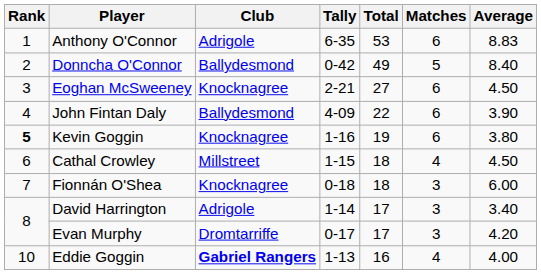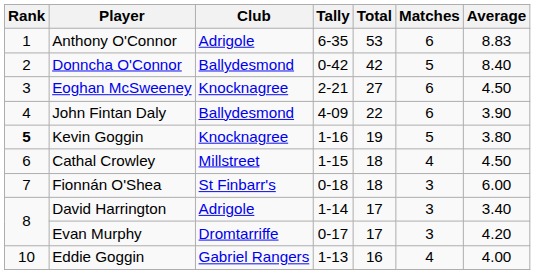(381, 64) 49 -> (374, 64) 42
(436, 137) 6 -> (429, 137) 5
(243, 185) Knocknagree -> (237, 185) St Finbarr's
(257, 257) bold -> (254, 257) normal
